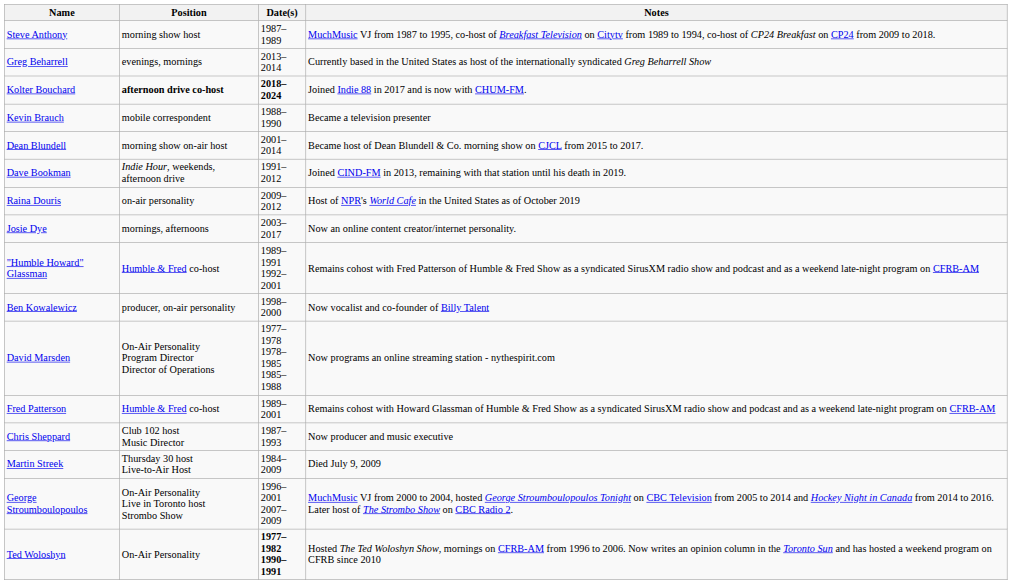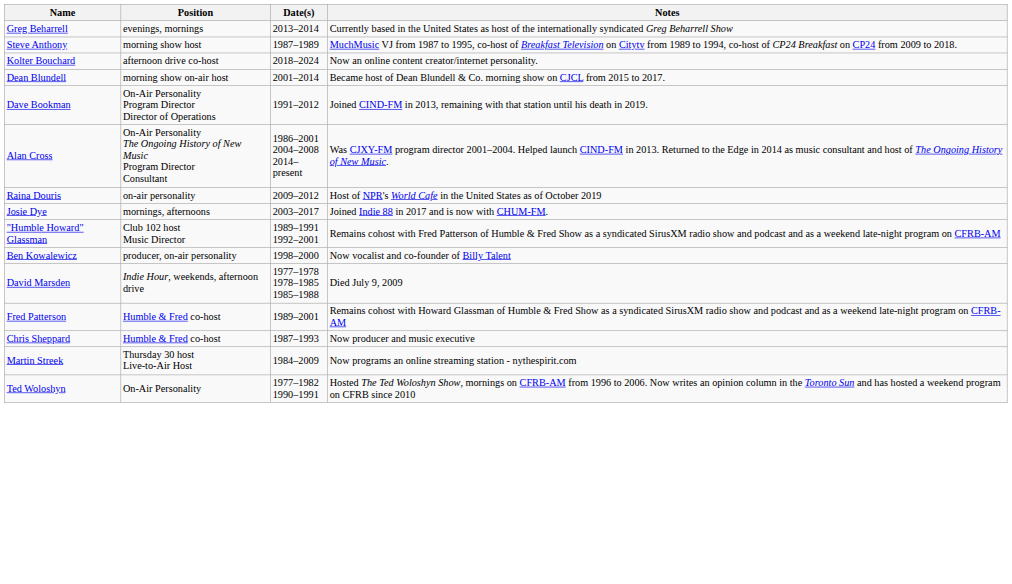rows swapped: (37, 34) <-> (37, 62)
(173, 90) bold -> (171, 61) normal
(274, 90) bold -> (296, 61) normal
(417, 90) Joined Indie 88 in 2017 and is now with CHUM-FM. -> (434, 61) Now an online content creator/internet personality.
- row: (35, 117)
(168, 173) Indie Hour, weekends, afternoon drive -> (169, 105) On-Air Personality Program Director Director of Operations
+ row: (30, 156)
(412, 228) Now an online content creator/internet personality. -> (439, 211) Joined Indie 88 in 2017 and is now with CHUM-FM.
(171, 268) Humble & Fred co-host -> (154, 233) Club 102 host Music Director
(168, 358) On-Air Personality Program Director Director of Operations -> (190, 283) Indie Hour, weekends, afternoon drive
(432, 358) Now programs an online streaming station - nythespirit.com -> (366, 283) Died July 9, 2009
(153, 436) Club 102 host Music Director -> (172, 338) Humble & Fred co-host
(344, 464) Died July 9, 2009 -> (453, 360) Now programs an online streaming station - nythespirit.com
- row: (47, 503)
(274, 554) bold -> (296, 388) normal
